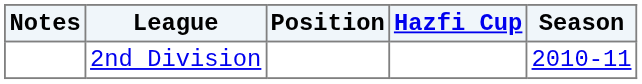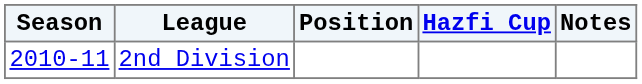columns swapped: (582, 23) <-> (45, 23)
